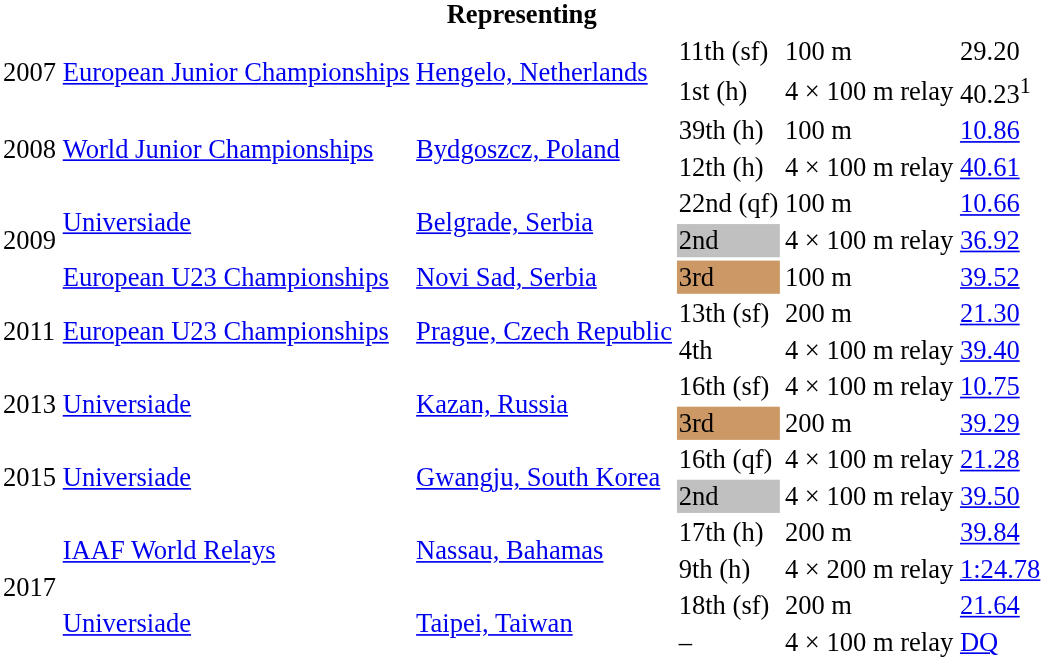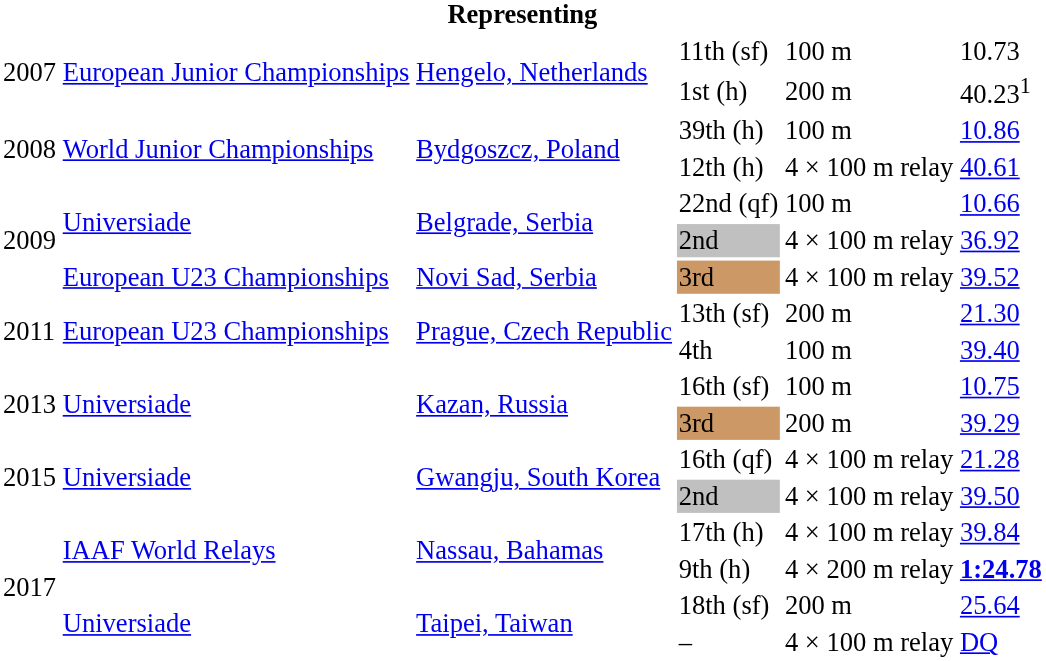(990, 51) 29.20 -> (990, 51) 10.73
(869, 91) 4 × 100 m relay -> (818, 91) 200 m
(818, 277) 100 m -> (869, 277) 4 × 100 m relay
(869, 350) 4 × 100 m relay -> (818, 350) 100 m
(869, 386) 4 × 100 m relay -> (818, 386) 100 m
(818, 533) 200 m -> (869, 533) 4 × 100 m relay
(1000, 569) normal -> (1001, 569) bold
(990, 606) 21.64 -> (990, 606) 25.64
